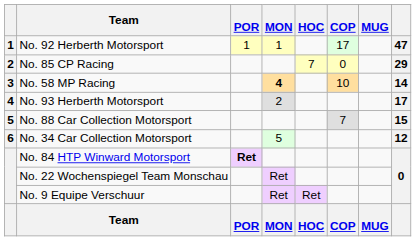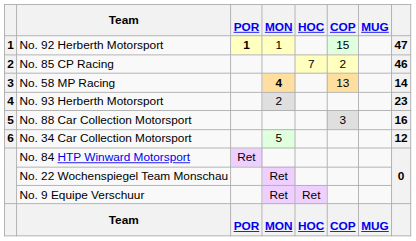(246, 45) normal -> (246, 45) bold
(343, 45) 17 -> (343, 45) 15
(343, 64) 0 -> (343, 64) 2
(401, 64) 29 -> (401, 64) 46
(343, 82) 10 -> (343, 82) 13
(401, 101) 17 -> (401, 101) 23
(343, 120) 7 -> (343, 120) 3
(401, 120) 15 -> (401, 120) 16
(246, 157) bold -> (246, 157) normal
